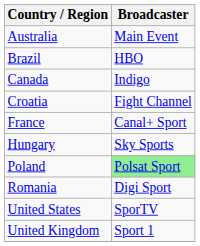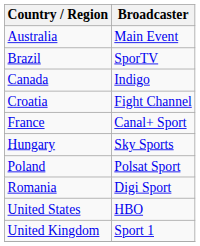(129, 58) HBO -> (136, 58) SporTV
(147, 166) lightgreen background -> (147, 166) no background
(136, 209) SporTV -> (129, 209) HBO
